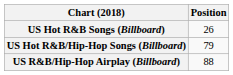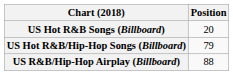(209, 29) 26 -> (209, 29) 20
